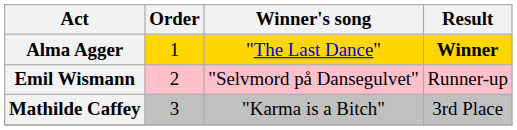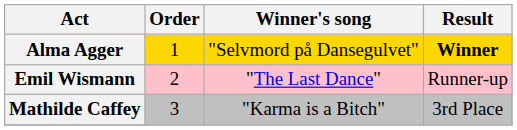(314, 49) "The Last Dance" -> (314, 49) "Selvmord på Dansegulvet"
(314, 79) "Selvmord på Dansegulvet" -> (314, 79) "The Last Dance"
